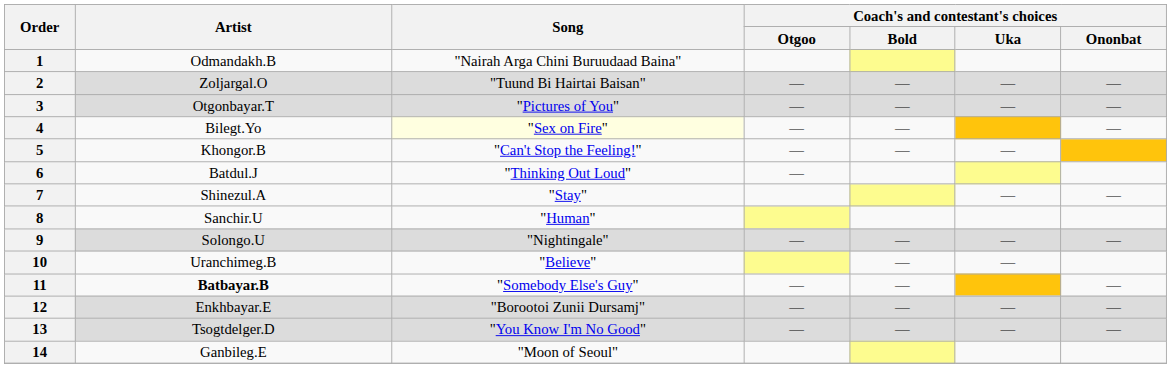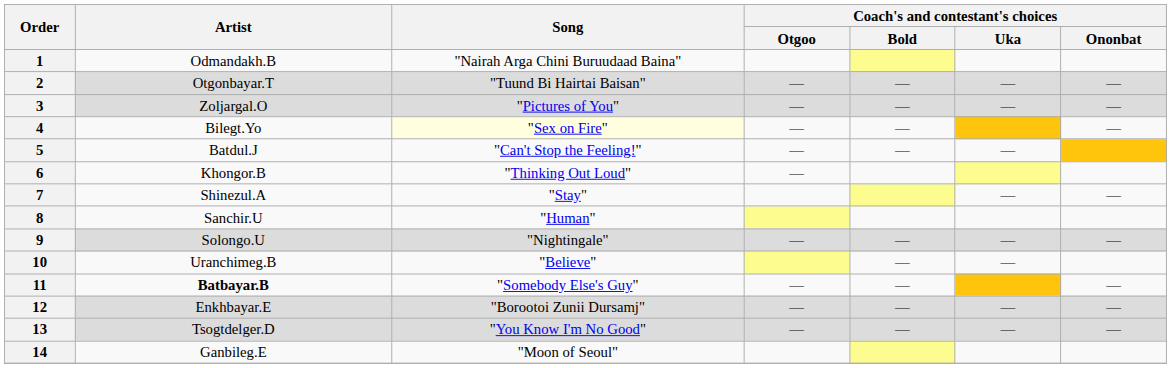(233, 83) Zoljargal.O -> (233, 83) Otgonbayar.T
(233, 105) Otgonbayar.T -> (233, 105) Zoljargal.O
(233, 150) Khongor.B -> (233, 150) Batdul.J
(233, 173) Batdul.J -> (233, 173) Khongor.B
